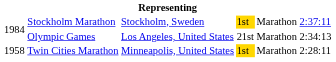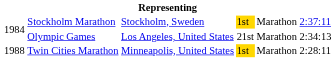(14, 50) 1958 -> (14, 50) 1988
